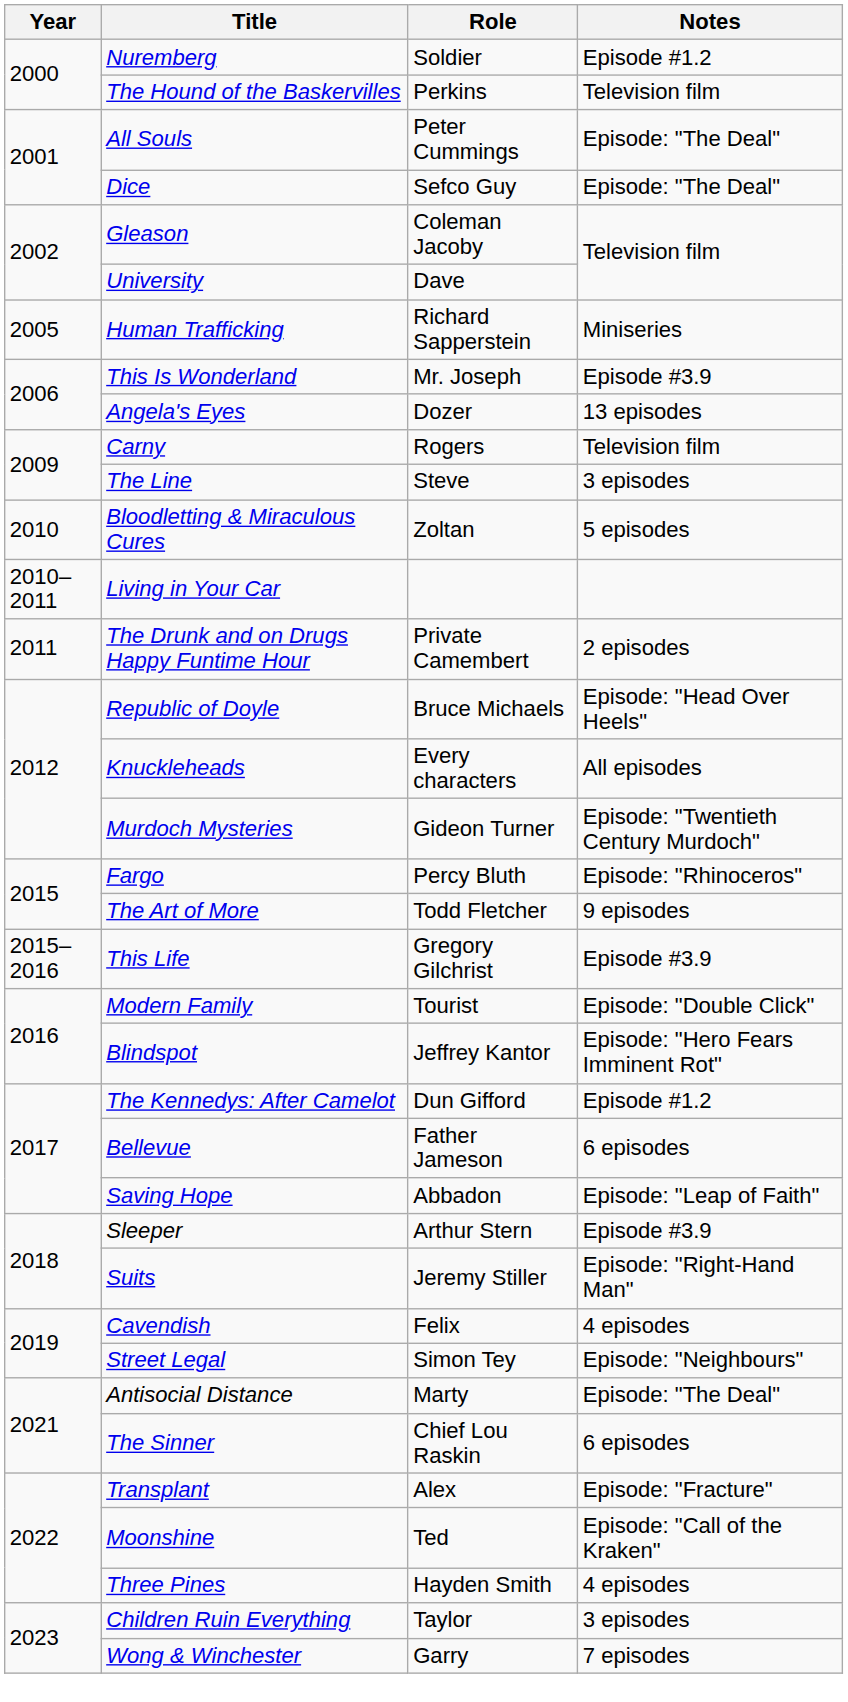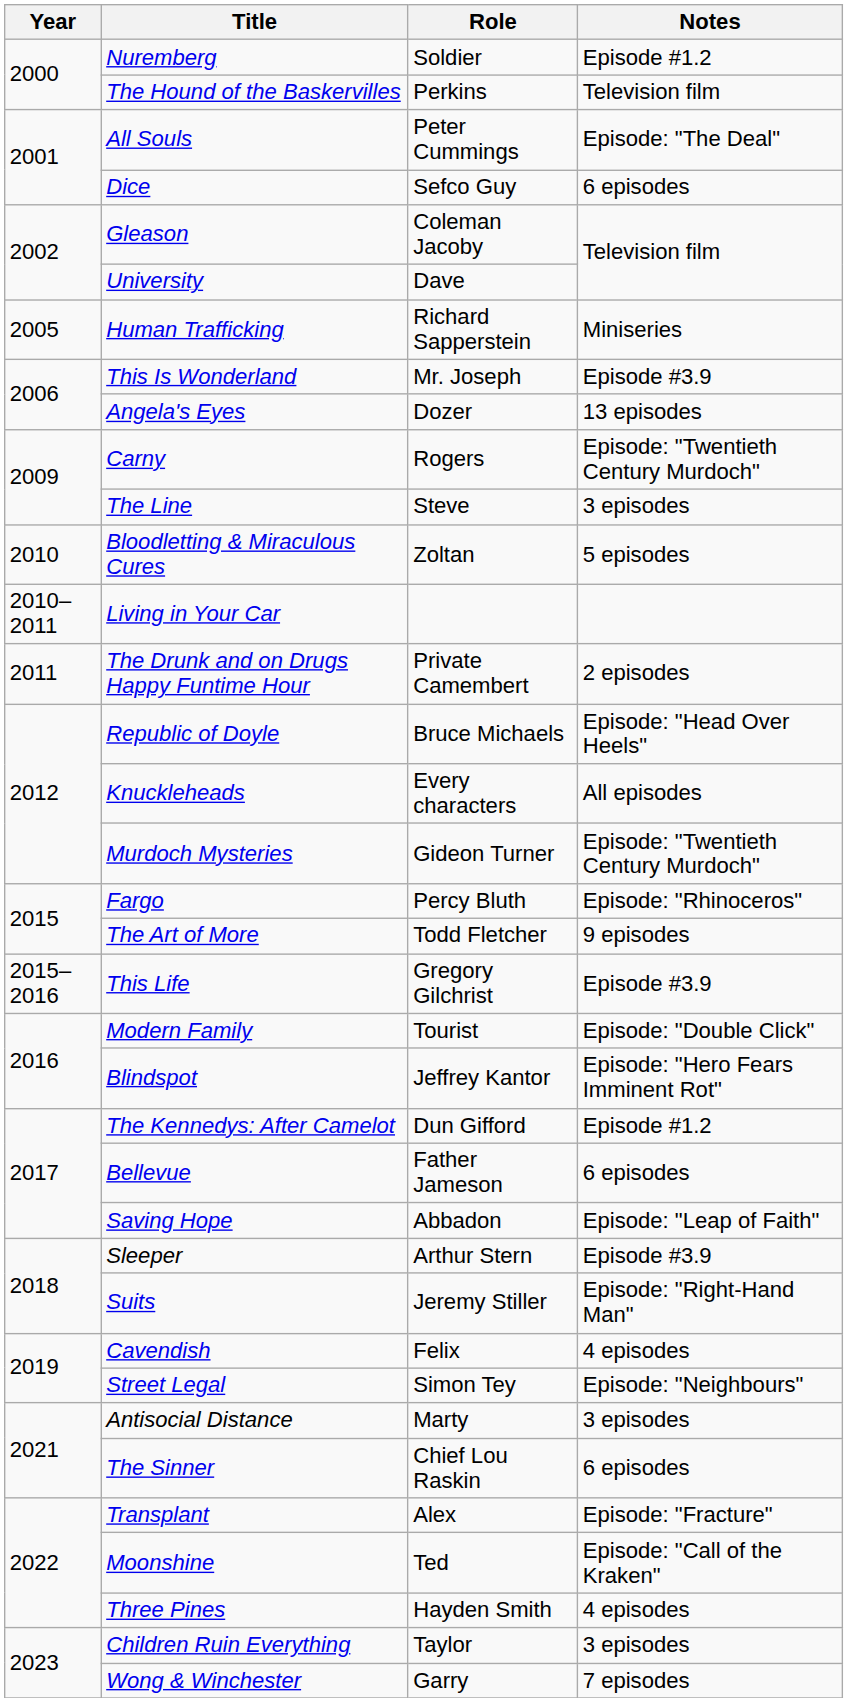(681, 186) Episode: "The Deal" -> (636, 186) 6 episodes
(651, 446) Television film -> (680, 459) Episode: "Twentieth Century Murdoch"
(681, 1395) Episode: "The Deal" -> (636, 1420) 3 episodes
